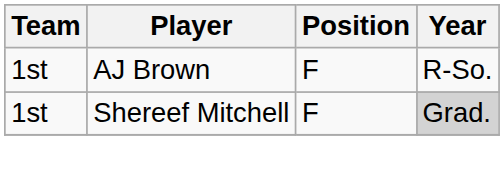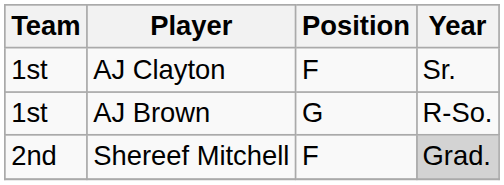+ row: (159, 69)
(310, 69) F -> (313, 112) G
(29, 112) 1st -> (34, 156) 2nd
